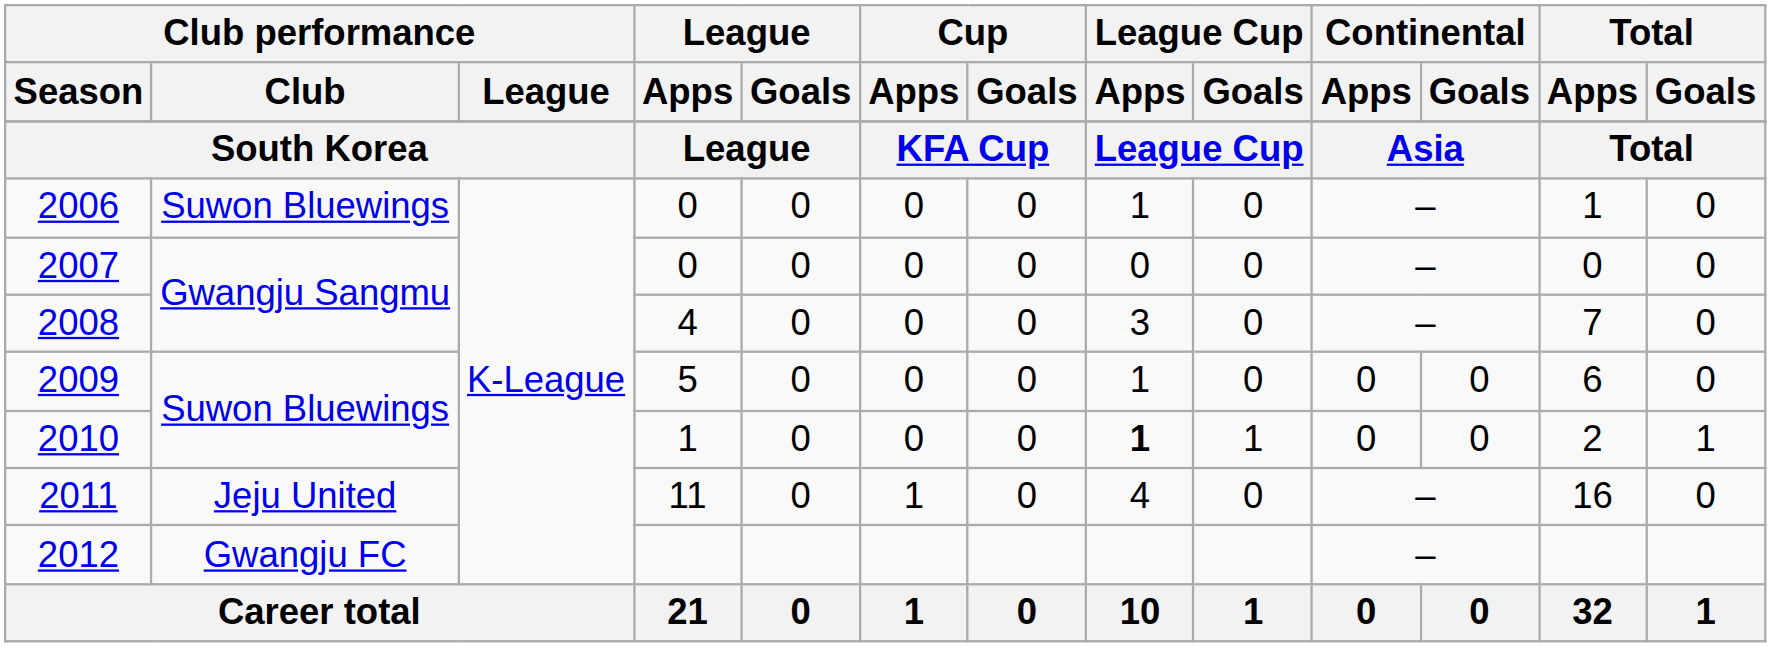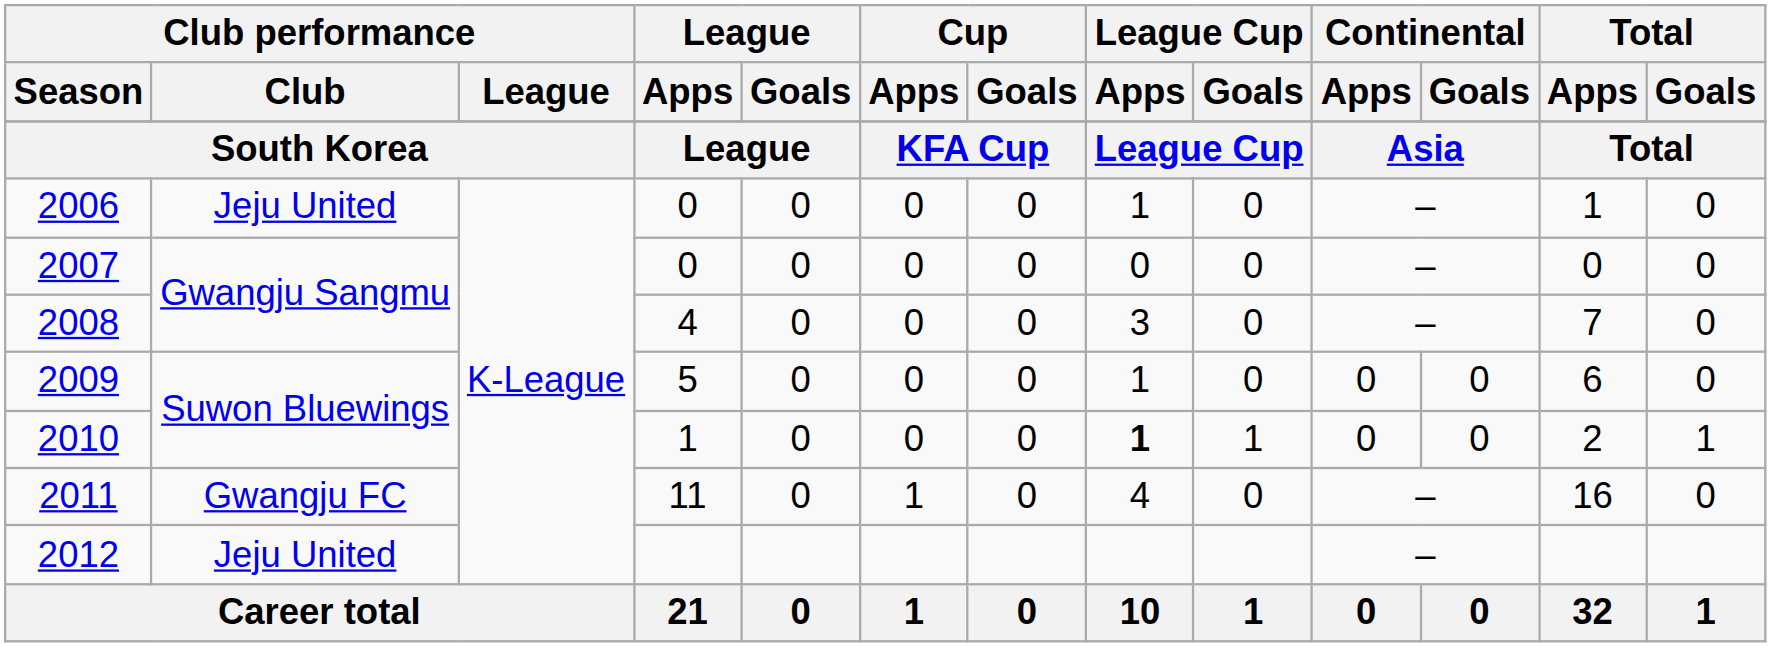(305, 206) Suwon Bluewings -> (305, 206) Jeju United
(305, 496) Jeju United -> (305, 496) Gwangju FC
(305, 554) Gwangju FC -> (305, 554) Jeju United
